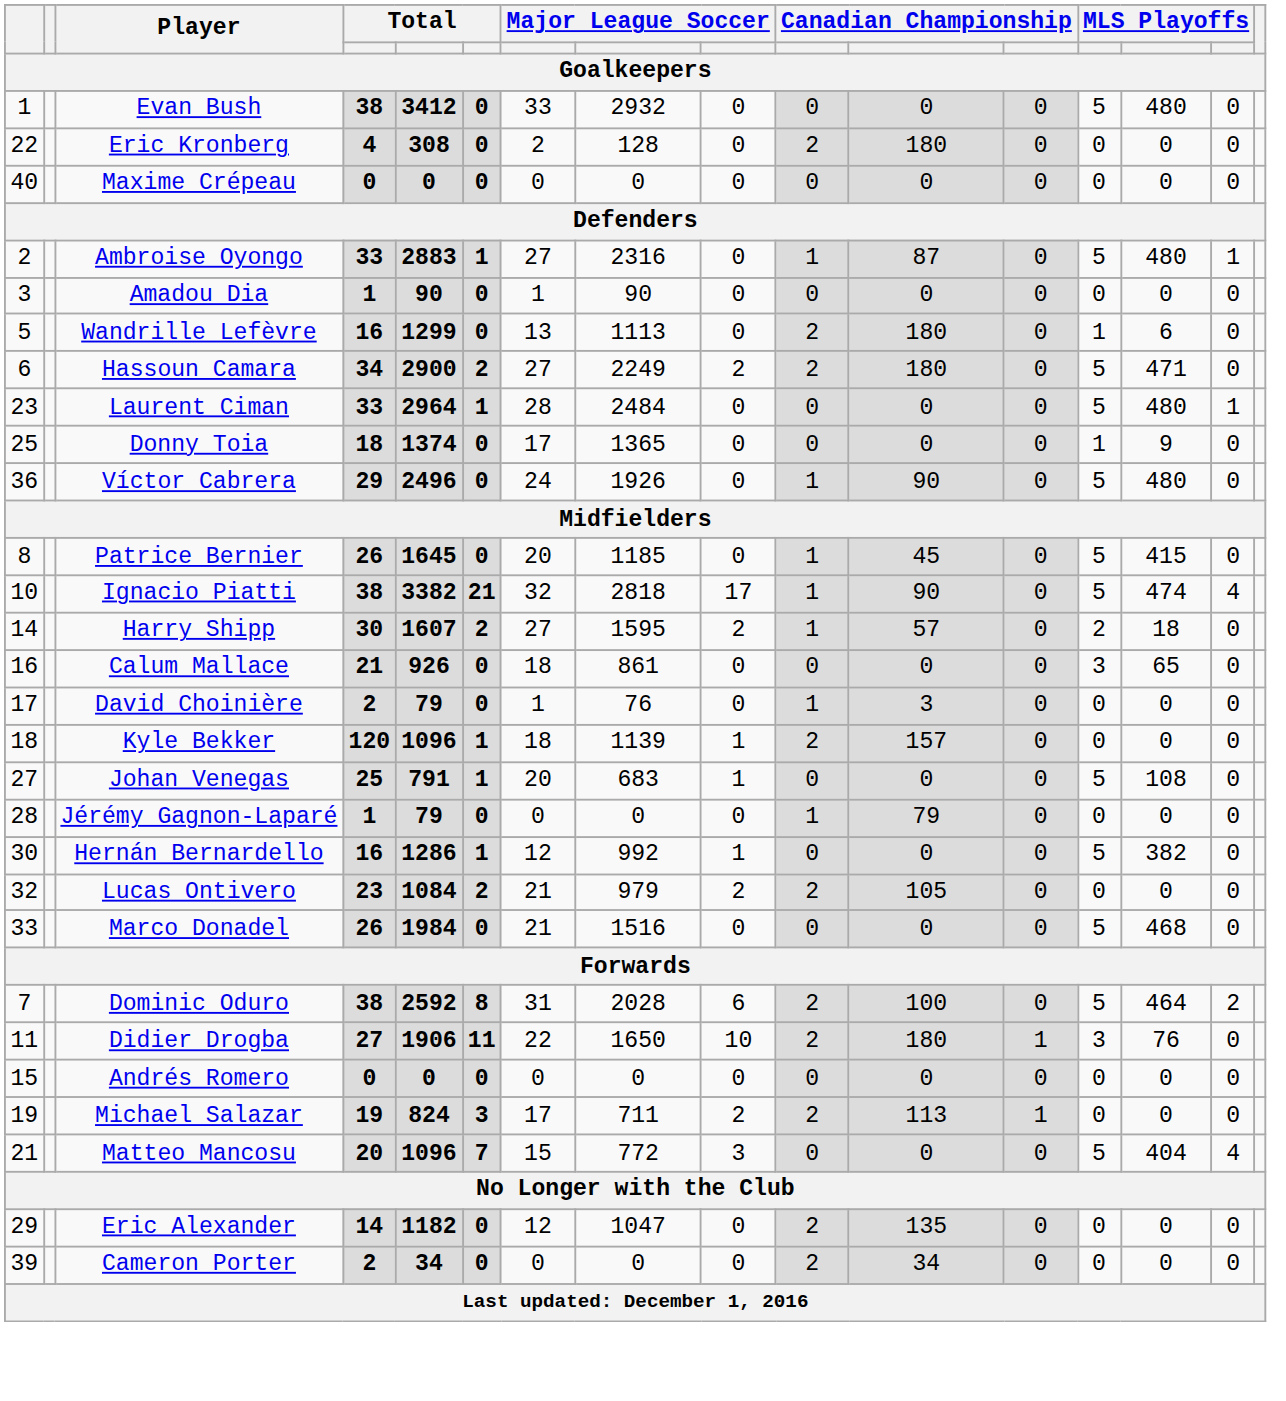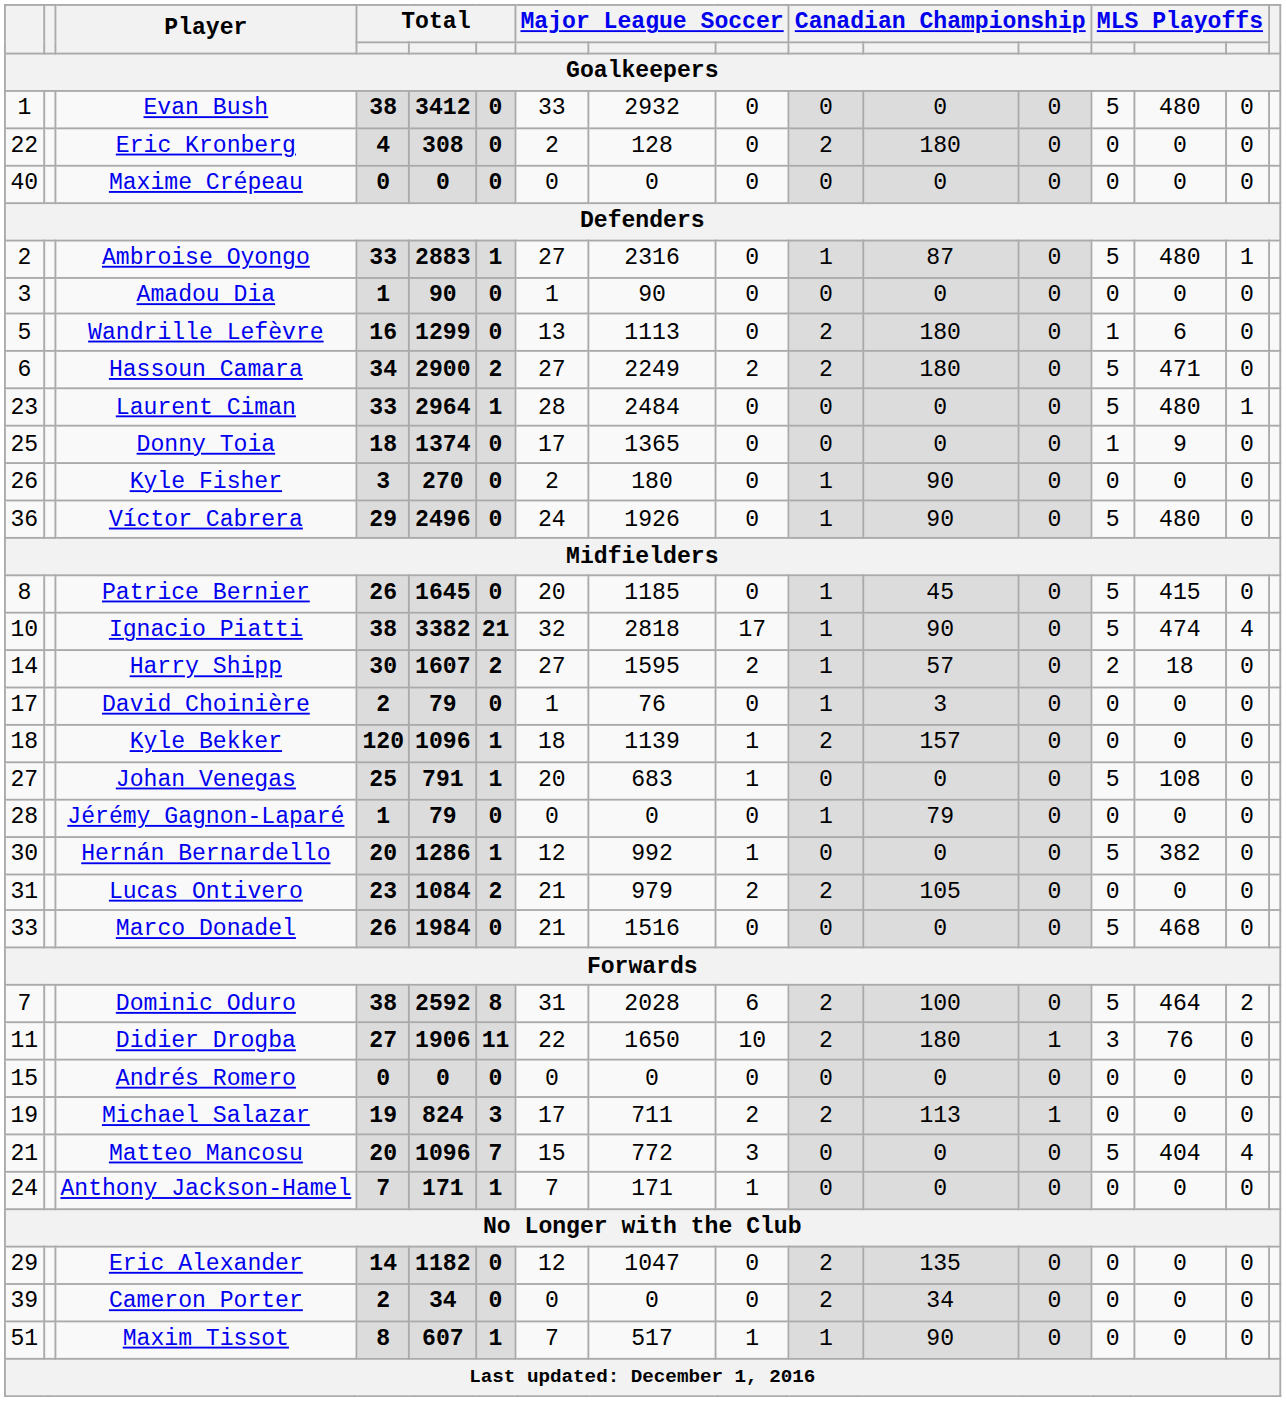+ row: (206, 482)
- row: (199, 669)
(369, 855) 16 -> (383, 855) 20
(24, 893) 32 -> (24, 893) 31
+ row: (206, 1191)
+ row: (206, 1340)
